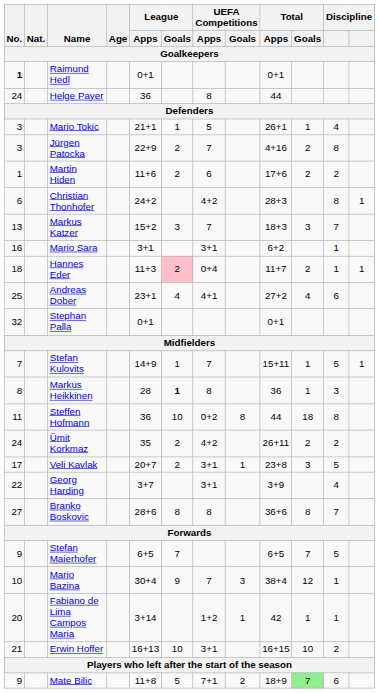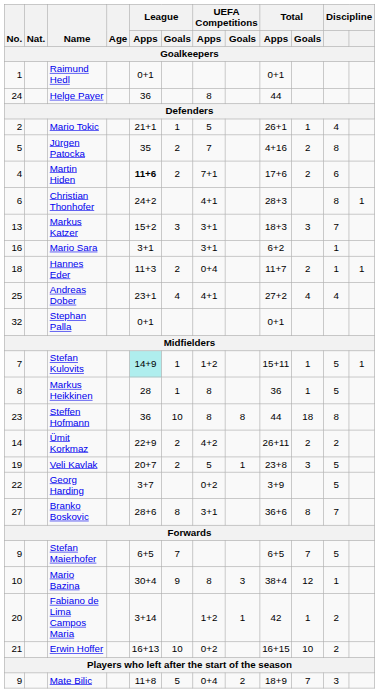(20, 75) bold -> (20, 75) normal
(20, 127) 3 -> (20, 127) 2
(20, 148) 3 -> (20, 148) 5
(145, 148) 22+9 -> (145, 148) 35
(20, 174) 1 -> (20, 174) 4
(145, 174) normal -> (146, 174) bold
(209, 174) 6 -> (209, 174) 7+1
(336, 174) 2 -> (336, 174) 6
(209, 200) 4+2 -> (209, 200) 4+1
(209, 227) 7 -> (209, 227) 3+1
(177, 269) pink background -> (177, 269) no background
(336, 295) 6 -> (336, 295) 4
(145, 364) no background -> (145, 364) paleturquoise background
(209, 364) 7 -> (209, 364) 1+2
(177, 390) bold -> (177, 390) normal
(336, 390) 3 -> (336, 390) 5
(17, 417) 11 -> (17, 417) 23
(209, 417) 0+2 -> (209, 417) 8
(17, 443) 24 -> (17, 443) 14
(145, 443) 35 -> (145, 443) 22+9
(17, 464) 17 -> (17, 464) 19
(209, 464) 3+1 -> (209, 464) 5
(209, 485) 3+1 -> (209, 485) 0+2
(336, 485) 4 -> (336, 485) 5
(209, 511) 8 -> (209, 511) 3+1
(209, 580) 7 -> (209, 580) 8
(336, 617) 1 -> (336, 617) 2
(209, 649) 3+1 -> (209, 649) 0+2
(209, 680) 7+1 -> (209, 680) 0+4
(308, 680) lightgreen background -> (308, 680) no background
(336, 680) 6 -> (336, 680) 3
